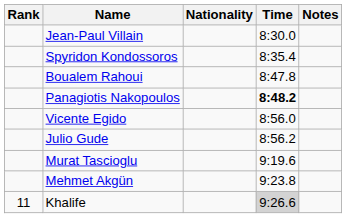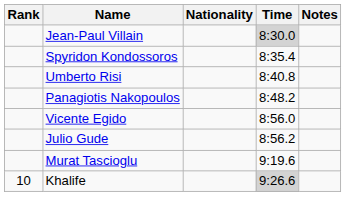(278, 35) no background -> (277, 35) lightgrey background
+ row: (83, 77)
- row: (94, 77)
(278, 98) bold -> (277, 98) normal
- row: (89, 181)
(23, 202) 11 -> (23, 181) 10
